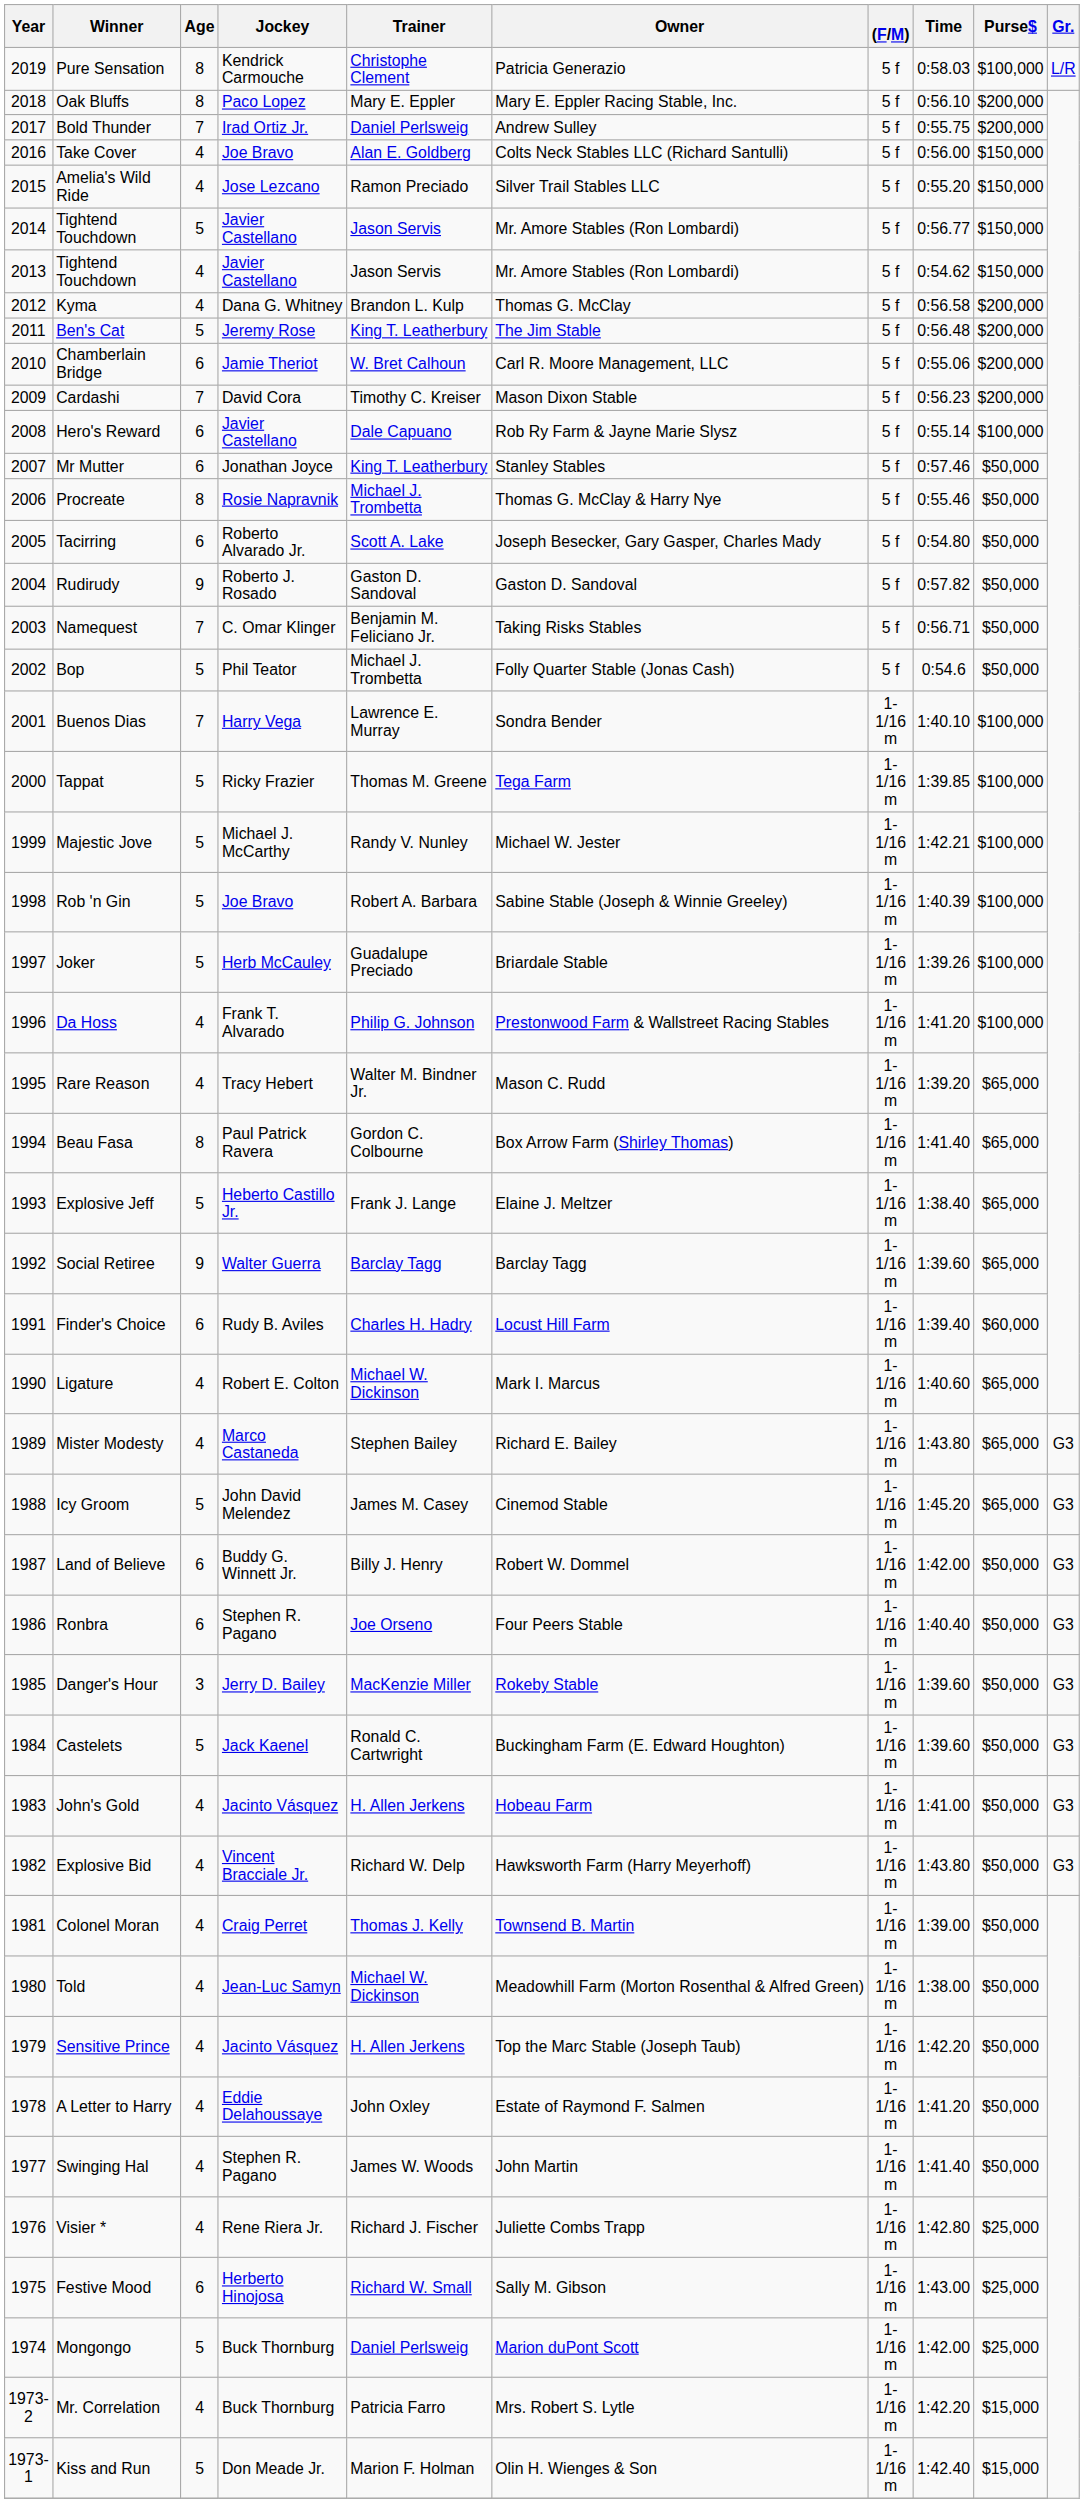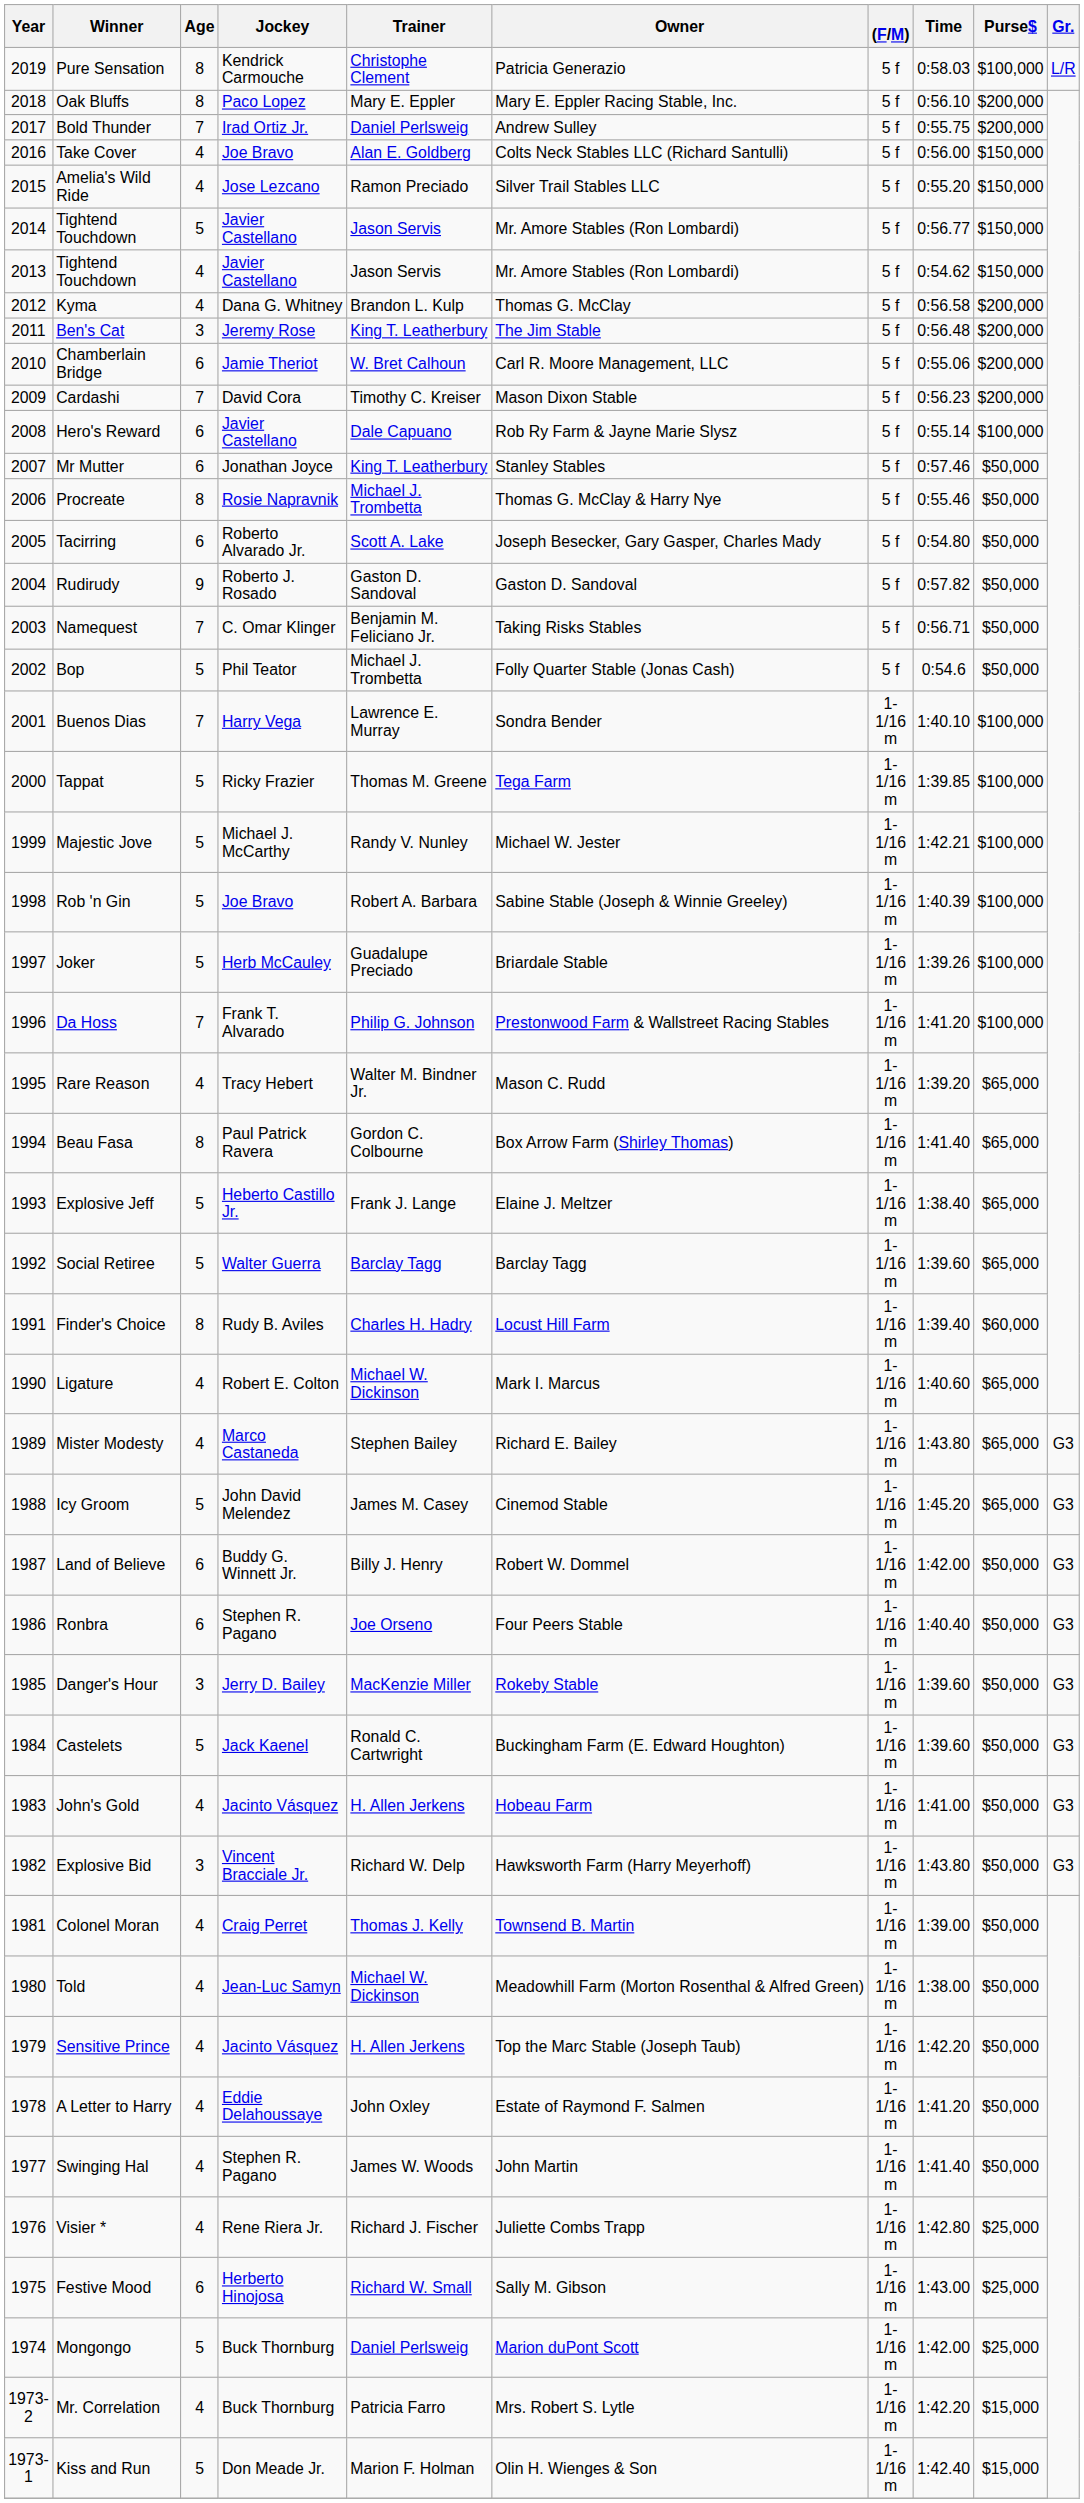(200, 331) 5 -> (200, 331) 3
(200, 1023) 4 -> (200, 1023) 7
(200, 1264) 9 -> (200, 1264) 5
(200, 1324) 6 -> (200, 1324) 8
(200, 1866) 4 -> (200, 1866) 3
